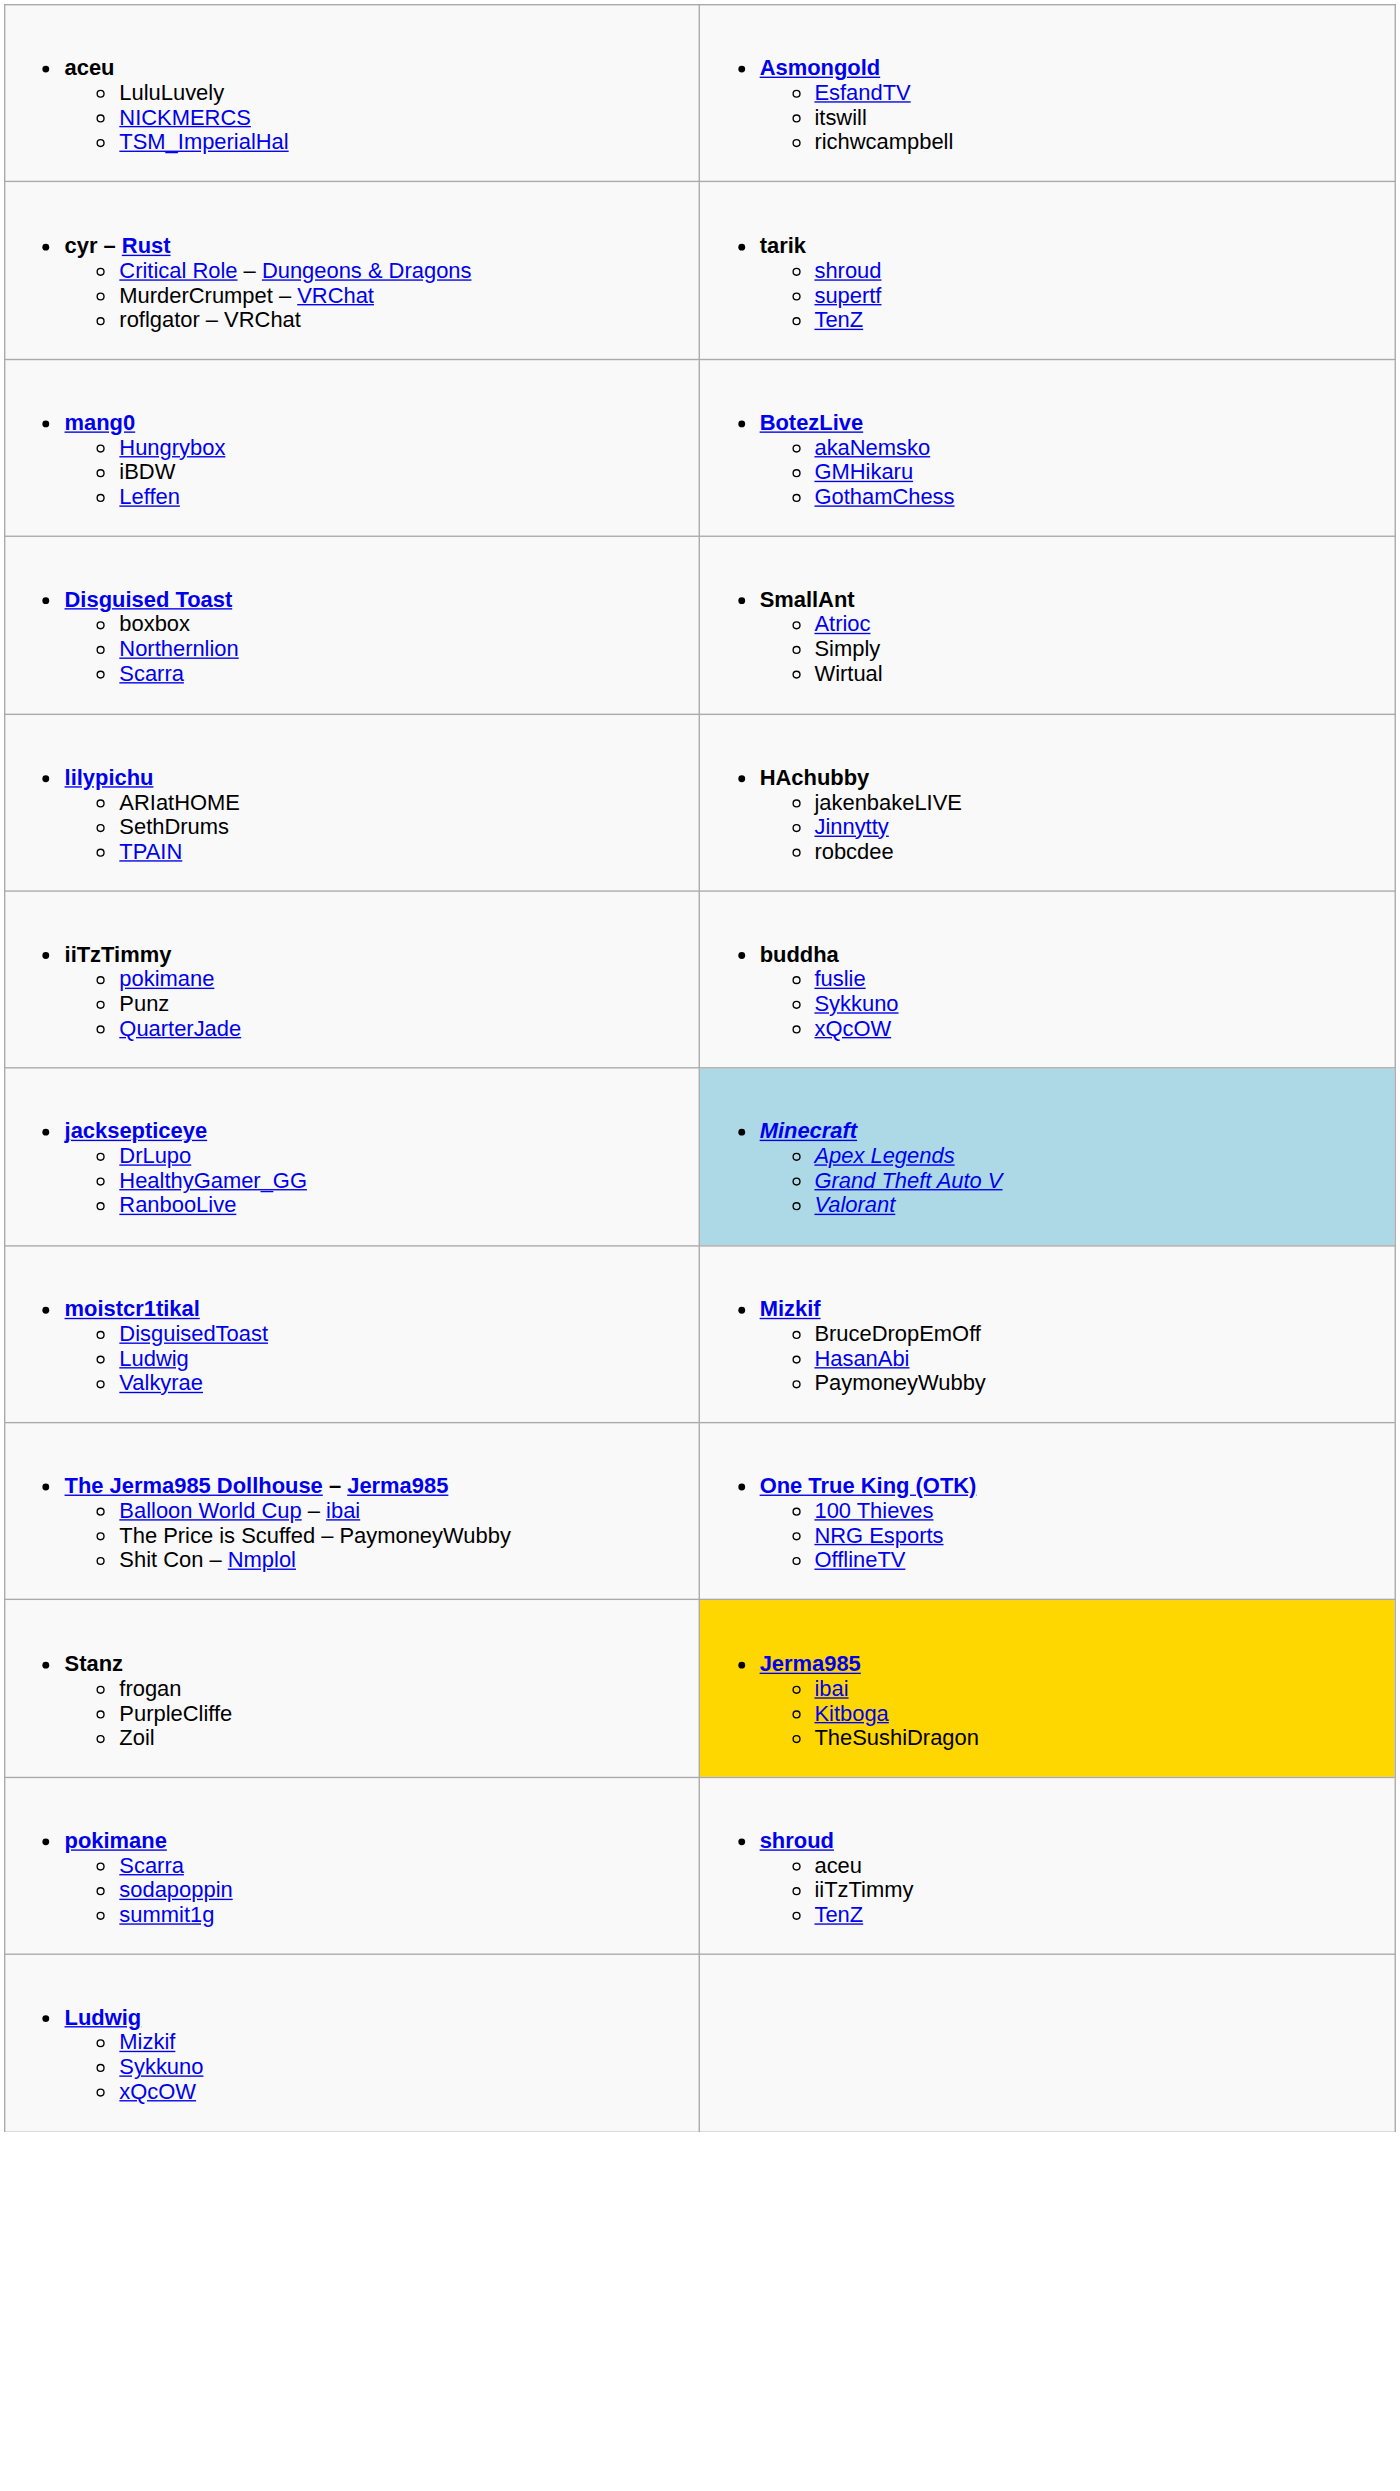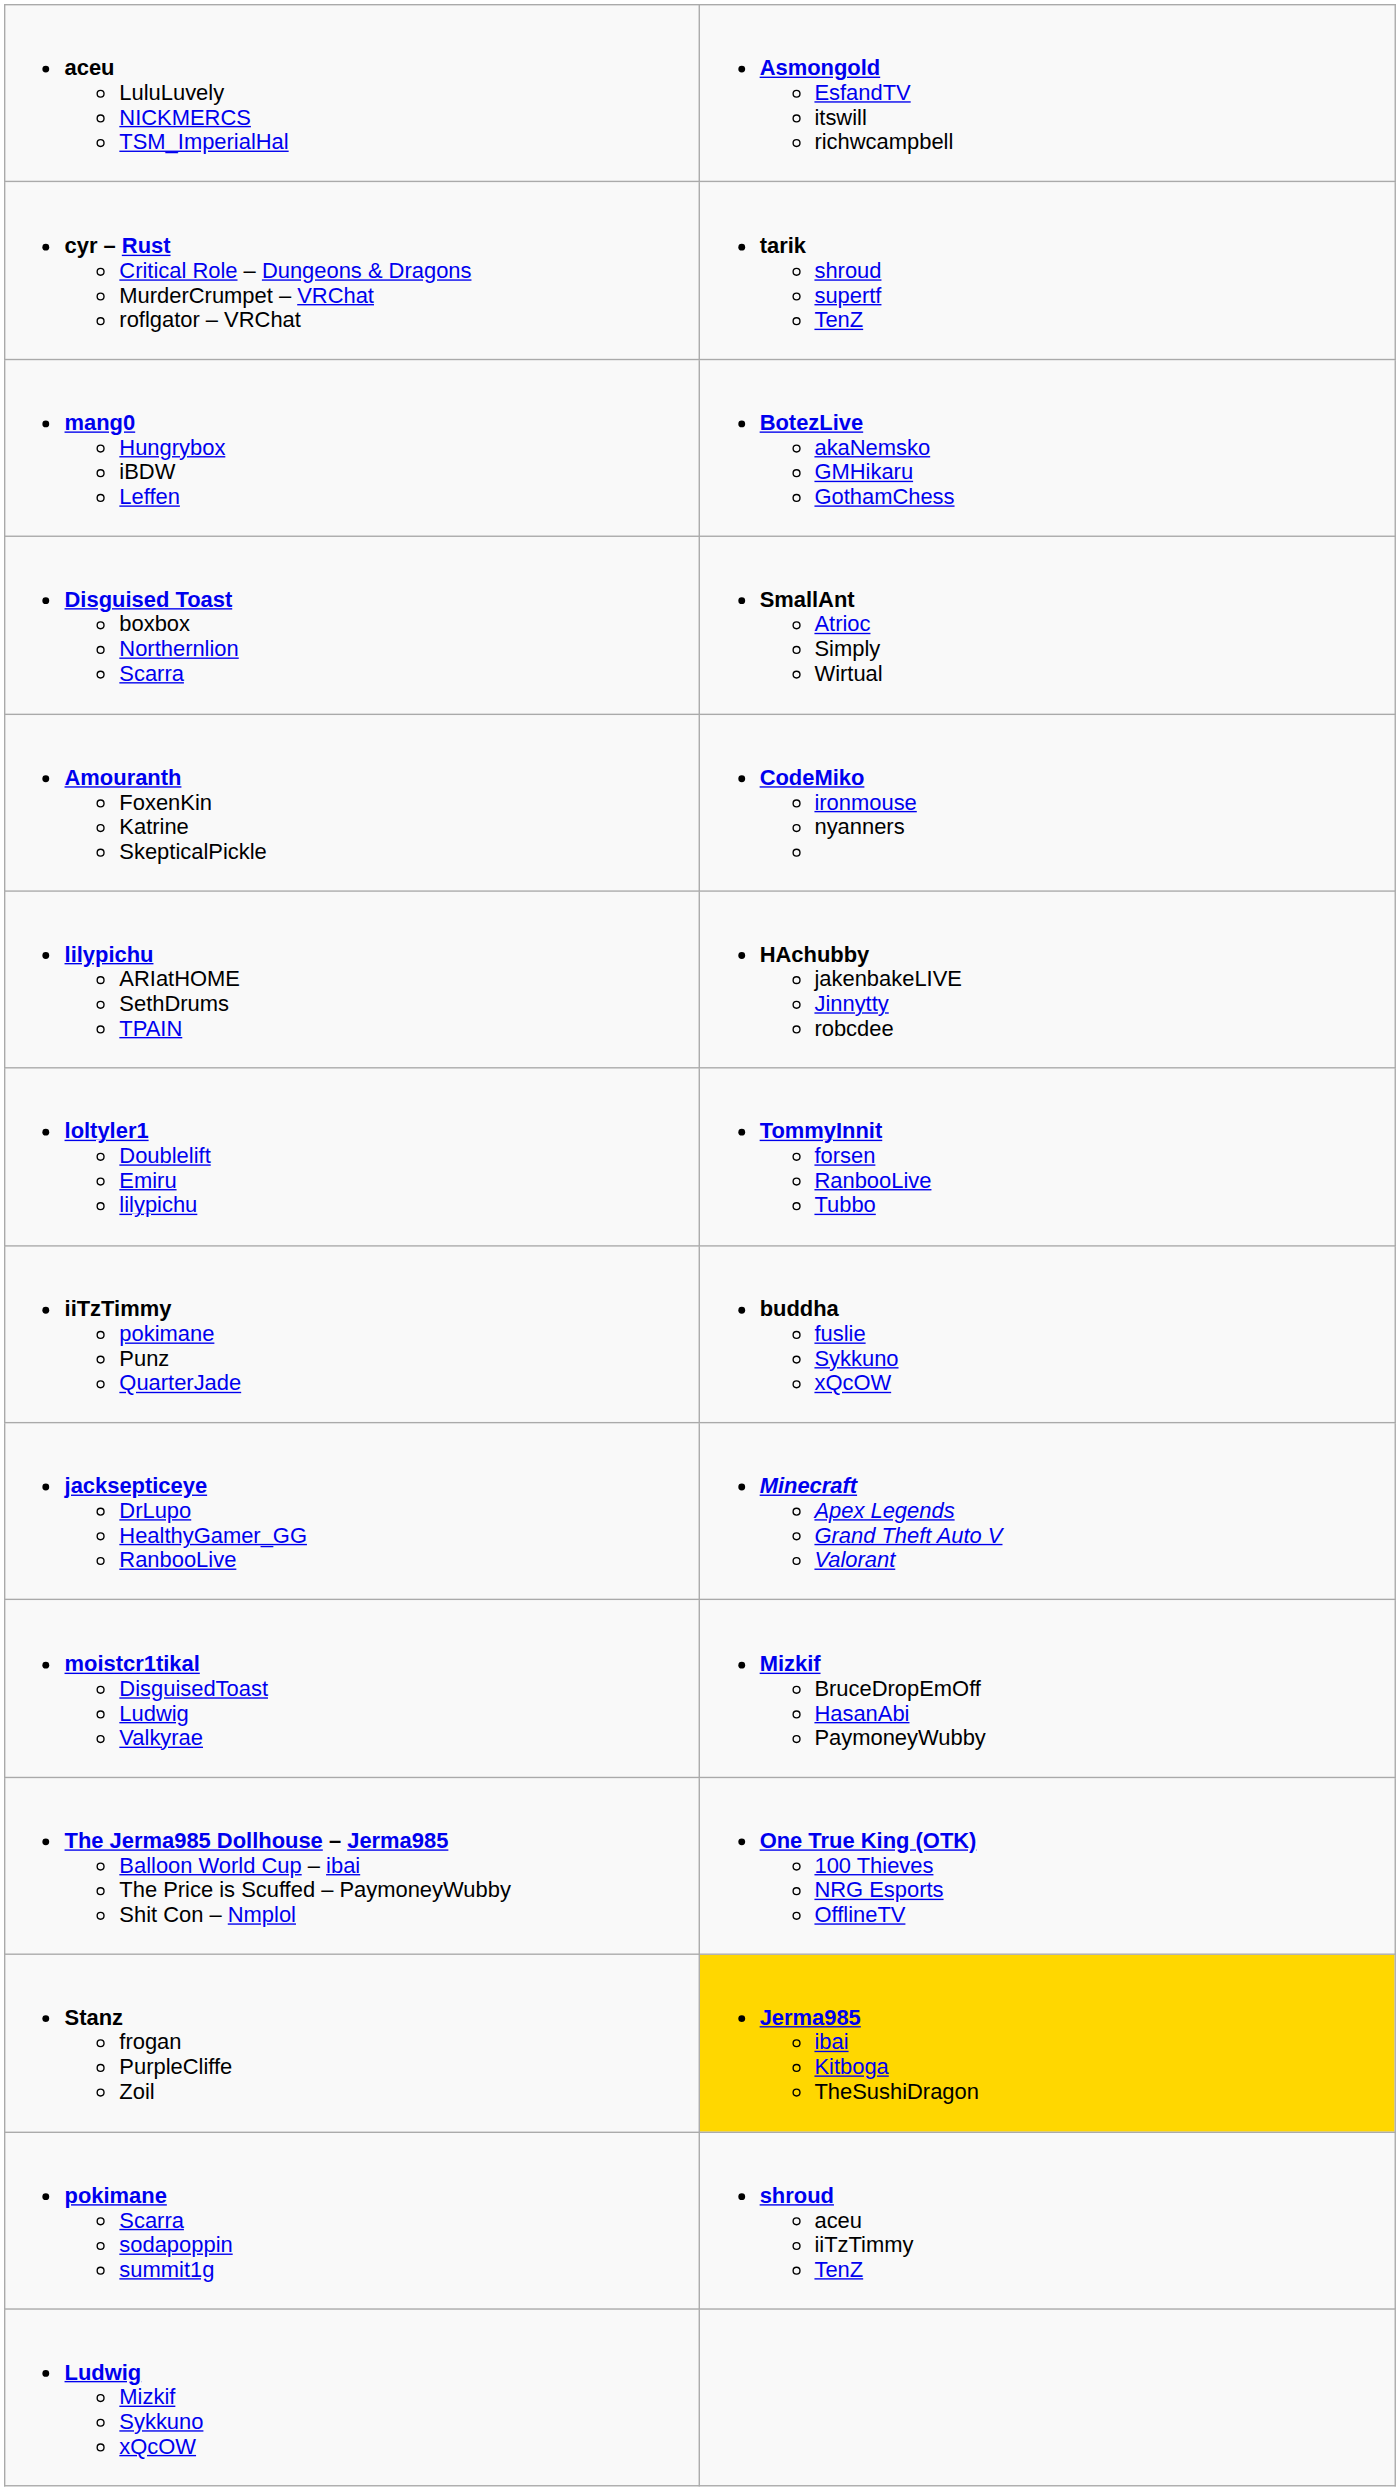+ row: (352, 815)
+ row: (352, 1169)
(1047, 1169) lightblue background -> (1047, 1524) no background
